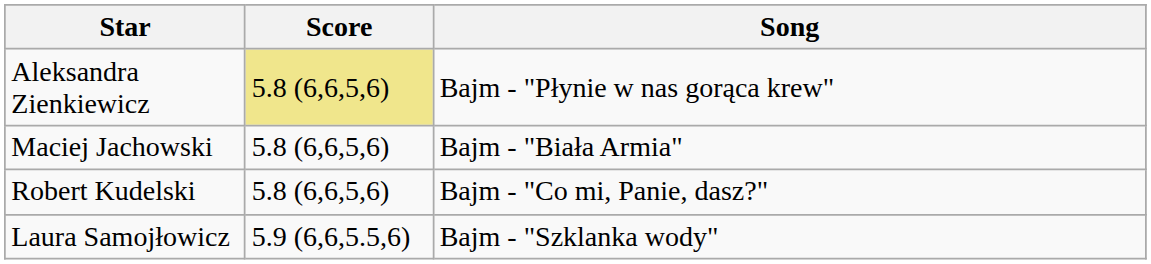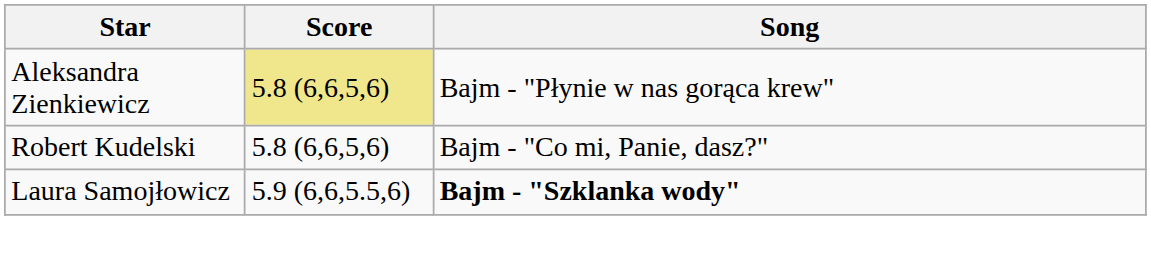- row: (112, 147)
(579, 235) normal -> (590, 191) bold
